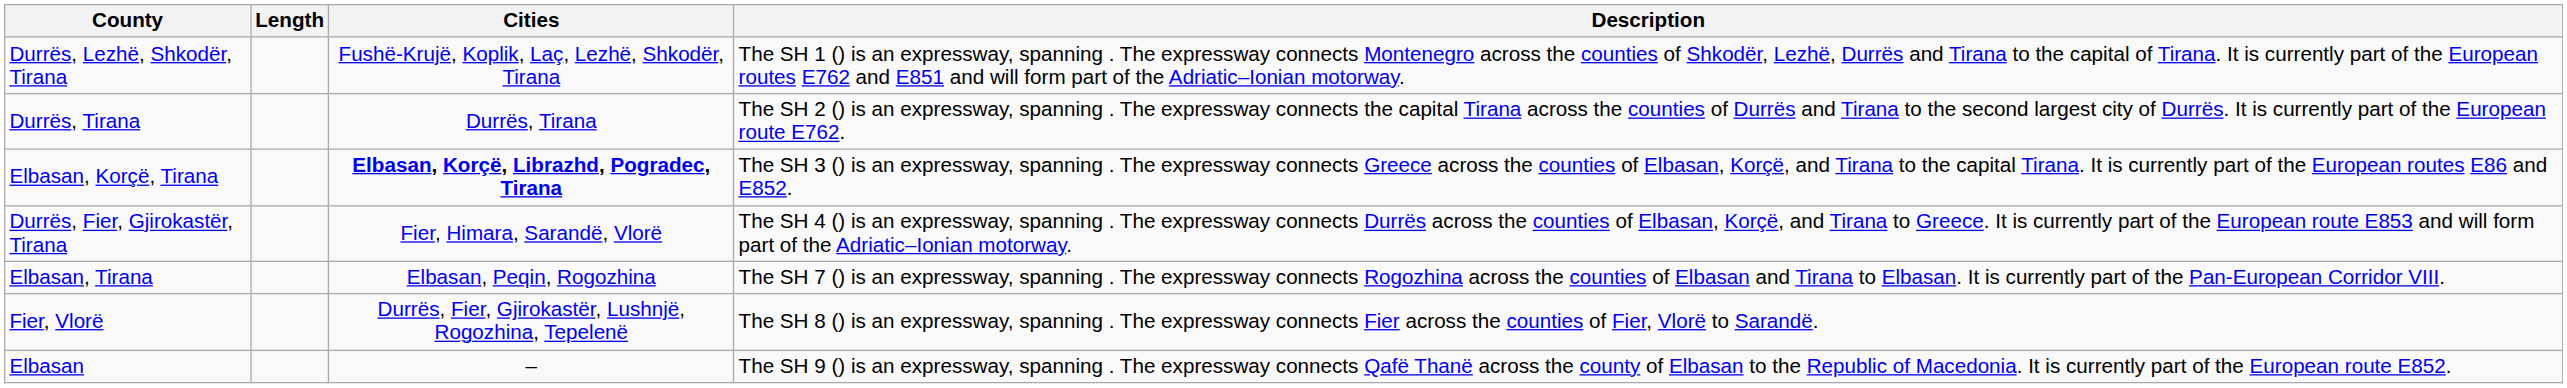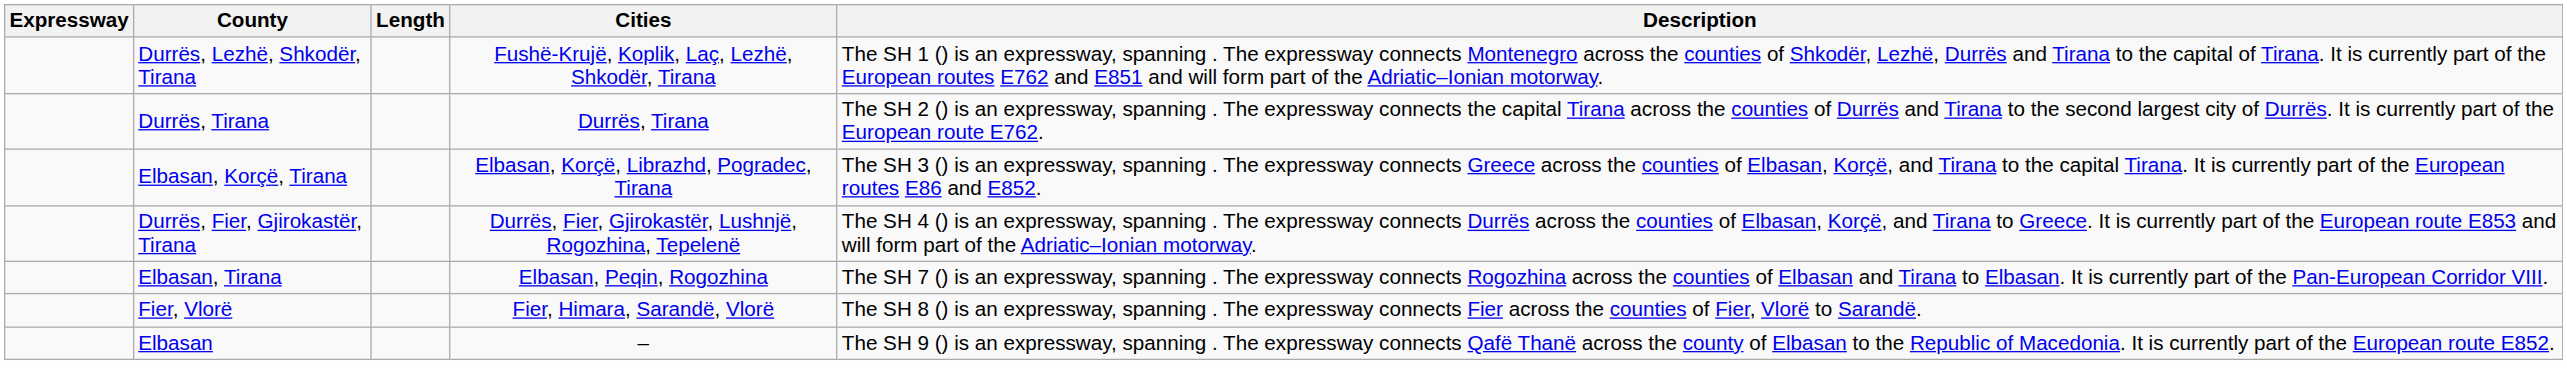+ column: (69, 20)
(531, 177) bold -> (643, 177) normal
(531, 233) Fier, Himara, Sarandë, Vlorë -> (643, 233) Durrës, Fier, Gjirokastër, Lushnjë, Rogozhina, Tepelenë
(531, 321) Durrës, Fier, Gjirokastër, Lushnjë, Rogozhina, Tepelenë -> (643, 310) Fier, Himara, Sarandë, Vlorë
